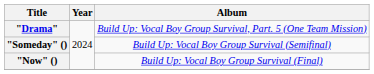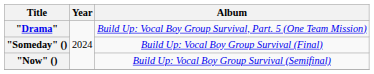(232, 45) Build Up: Vocal Boy Group Survival (Semifinal) -> (232, 45) Build Up: Vocal Boy Group Survival (Final)
(232, 61) Build Up: Vocal Boy Group Survival (Final) -> (232, 61) Build Up: Vocal Boy Group Survival (Semifinal)
